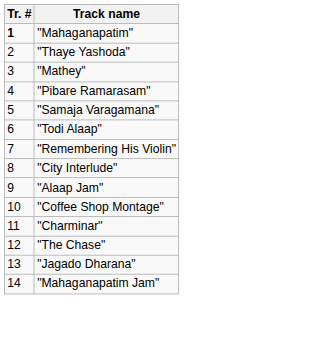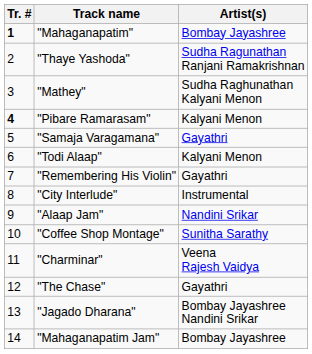+ column: (243, 14)
(11, 91) normal -> (11, 118) bold
